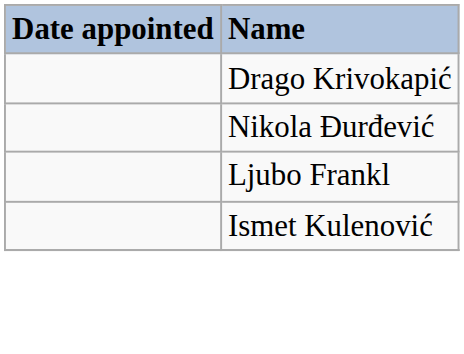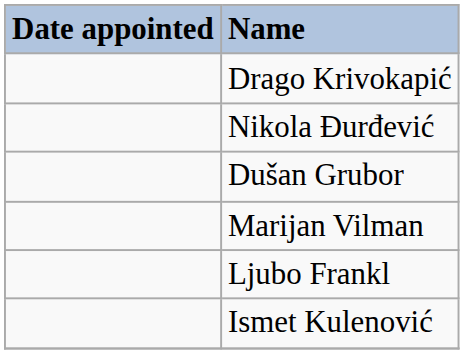+ row: (316, 175)
+ row: (326, 224)
